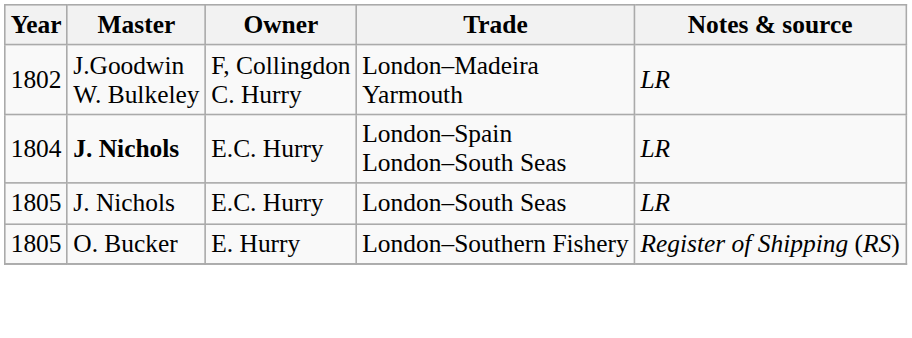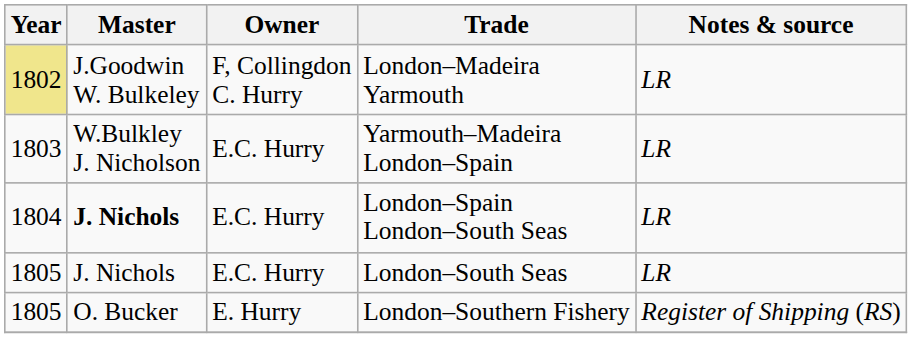(36, 79) no background -> (36, 79) khaki background
+ row: (462, 148)
